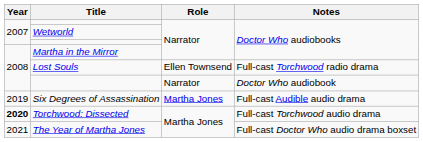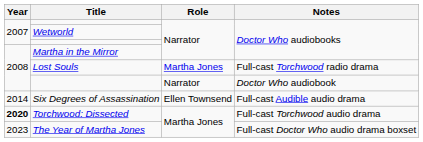(198, 67) Ellen Townsend -> (193, 67) Martha Jones
(17, 98) 2019 -> (17, 98) 2014
(193, 98) Martha Jones -> (198, 98) Ellen Townsend
(17, 129) 2021 -> (17, 129) 2023
